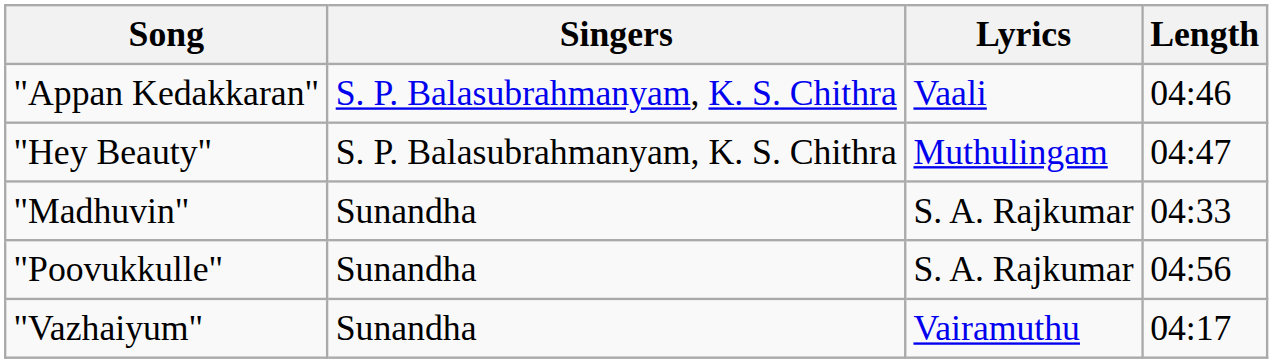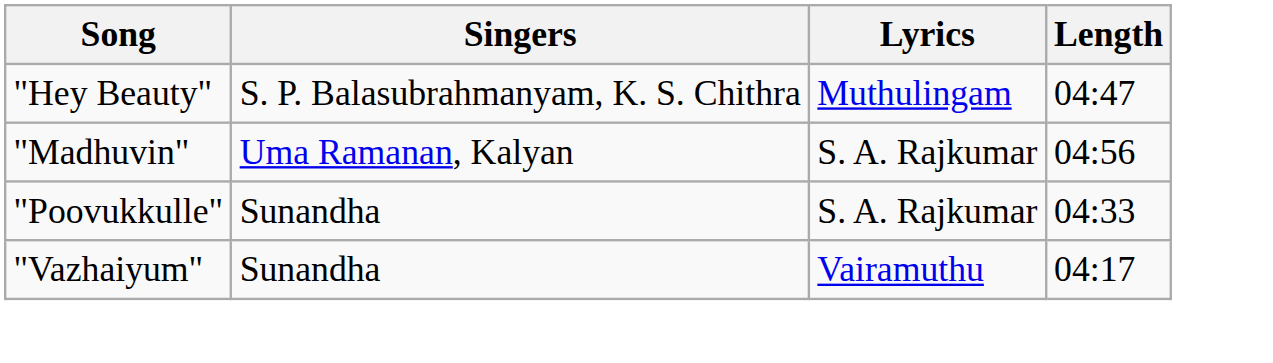- row: (166, 93)
(406, 210) Sunandha -> (407, 151) Uma Ramanan, Kalyan
(1191, 210) 04:33 -> (1095, 151) 04:56
(1191, 269) 04:56 -> (1095, 210) 04:33
